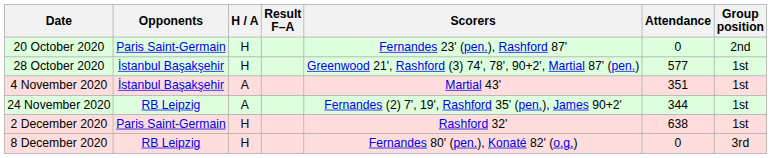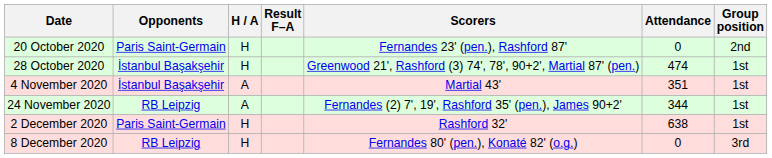(678, 66) 577 -> (678, 66) 474
